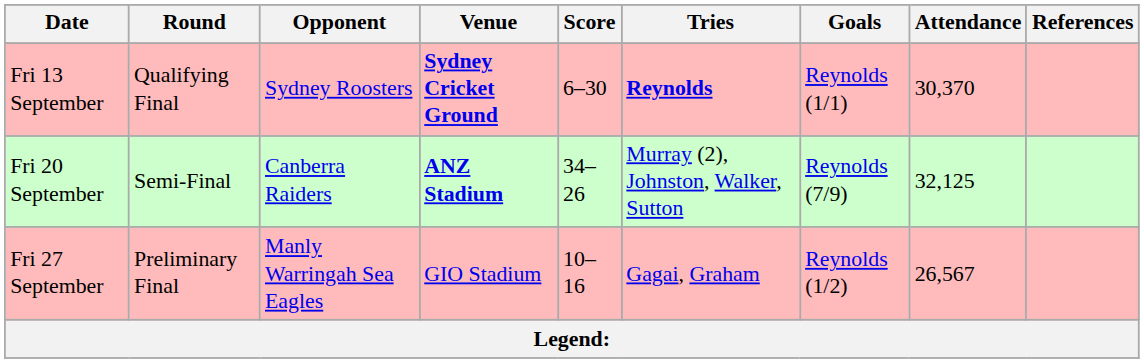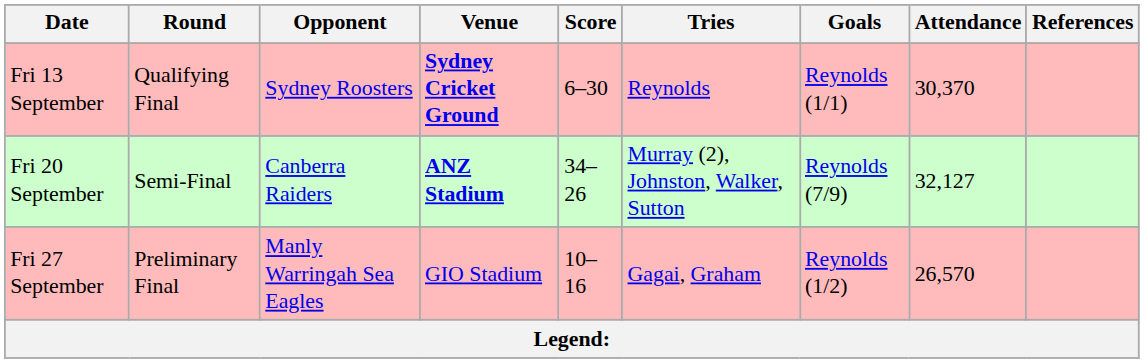(669, 88) bold -> (669, 88) normal
(945, 180) 32,125 -> (945, 180) 32,127
(945, 273) 26,567 -> (945, 273) 26,570
